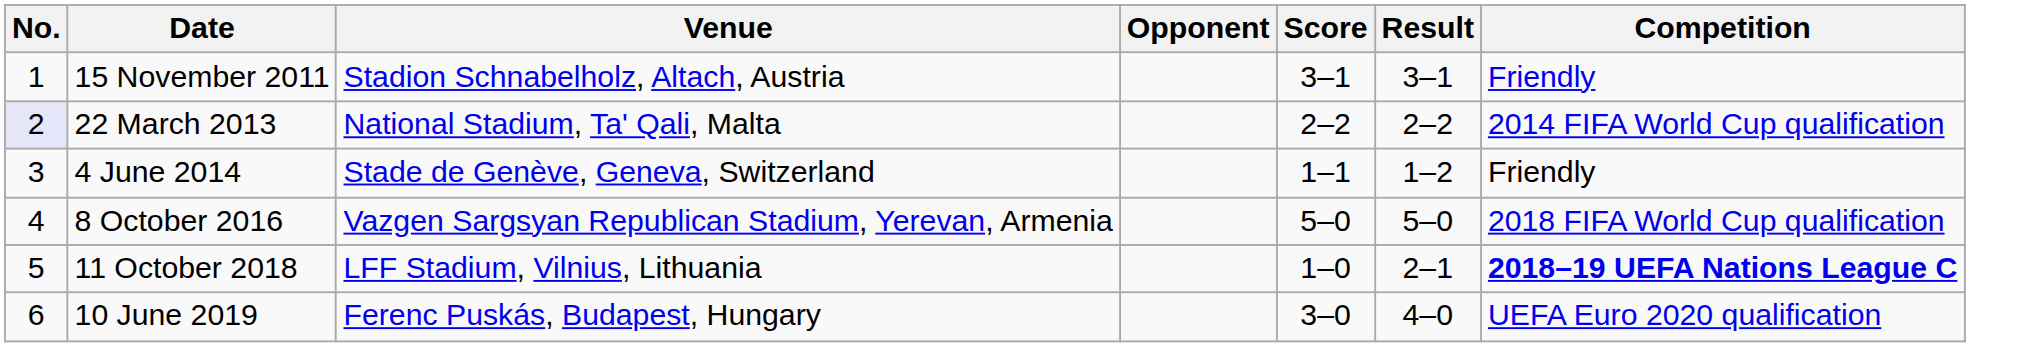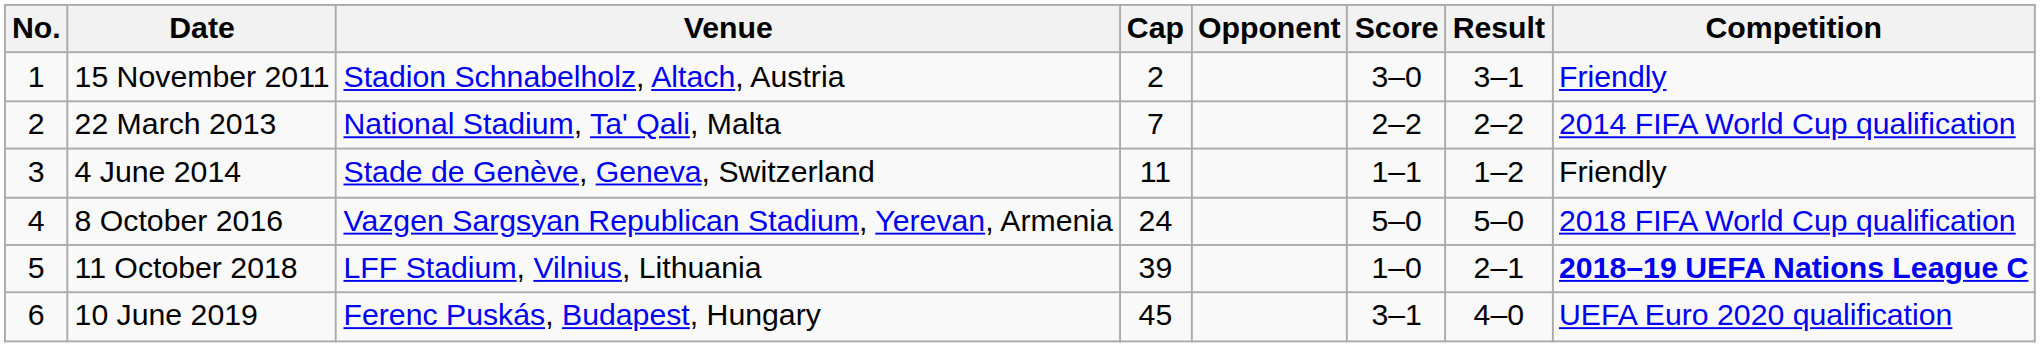+ column: (1155, 28)
(1326, 76) 3–1 -> (1397, 76) 3–0
(36, 124) lavender background -> (36, 124) no background
(1326, 316) 3–0 -> (1397, 316) 3–1
